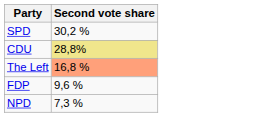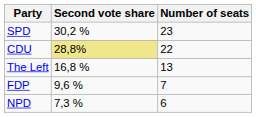+ column: (205, 13)
(72, 67) lightsalmon background -> (72, 67) no background
